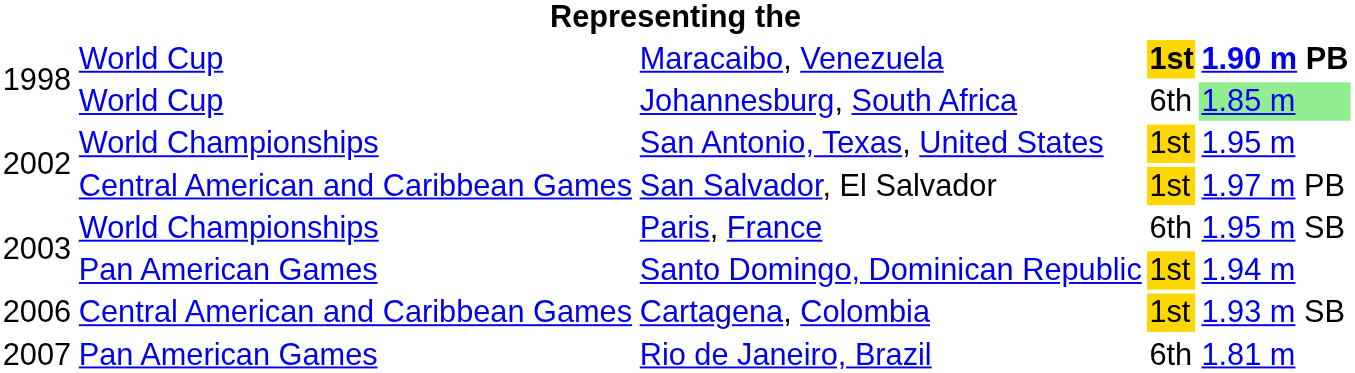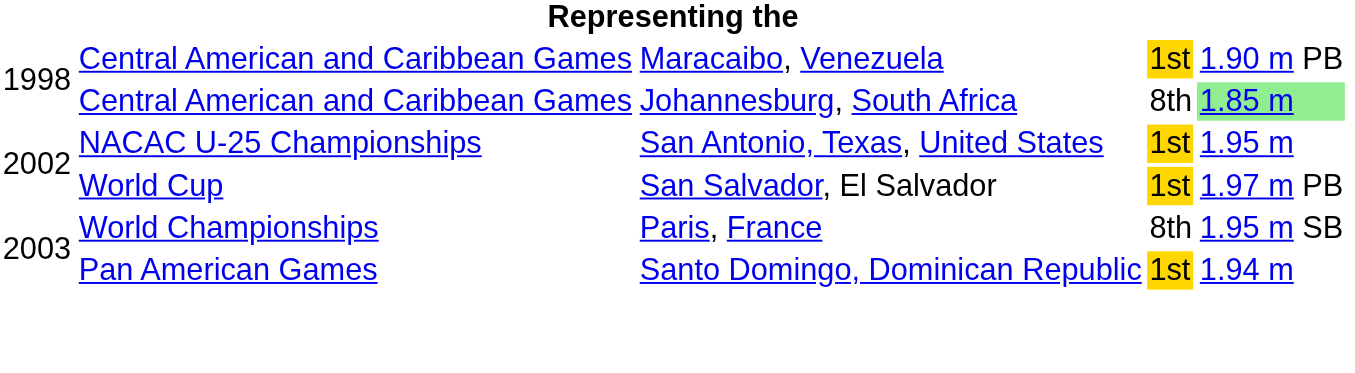(151, 58) World Cup -> (355, 58) Central American and Caribbean Games
(1172, 58) bold -> (1170, 58) normal
(1275, 58) bold -> (1272, 58) normal
(151, 101) World Cup -> (355, 101) Central American and Caribbean Games
(1171, 101) 6th -> (1171, 101) 8th
(229, 143) World Championships -> (280, 143) NACAC U-25 Championships
(355, 185) Central American and Caribbean Games -> (151, 185) World Cup
(1171, 227) 6th -> (1171, 227) 8th
- row: (785, 312)
- row: (786, 354)
